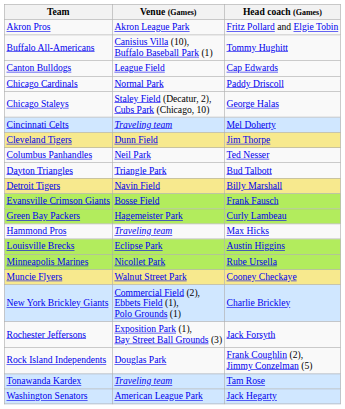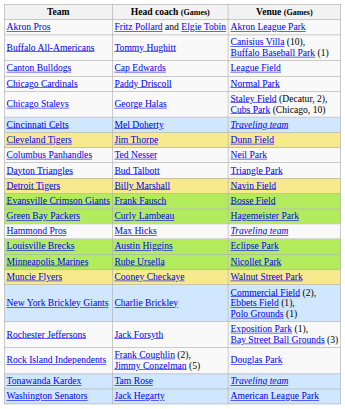columns swapped: (282, 12) <-> (168, 12)
